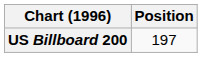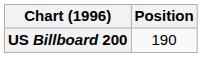(164, 40) 197 -> (164, 40) 190
